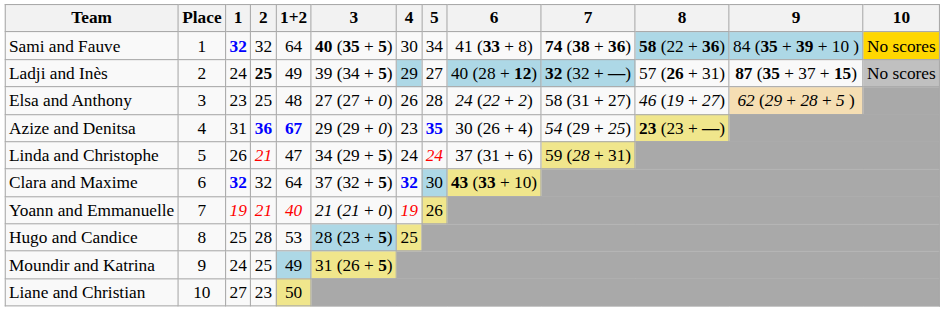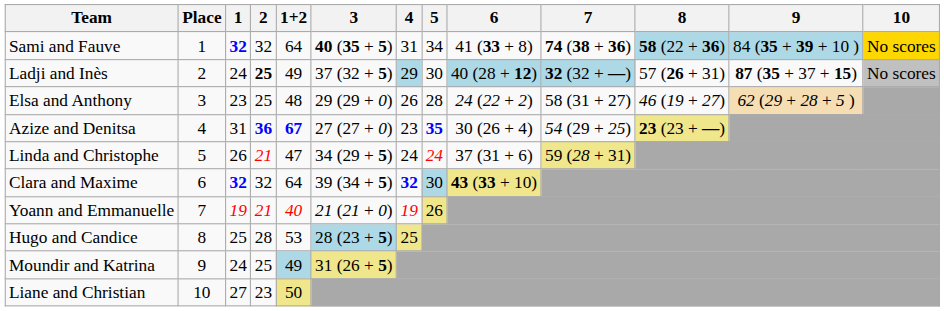(409, 45) 30 -> (409, 45) 31
(354, 73) 39 (34 + 5) -> (354, 73) 37 (32 + 5)
(434, 73) 27 -> (434, 73) 30
(354, 100) 27 (27 + 0) -> (354, 100) 29 (29 + 0)
(354, 127) 29 (29 + 0) -> (354, 127) 27 (27 + 0)
(354, 182) 37 (32 + 5) -> (354, 182) 39 (34 + 5)
